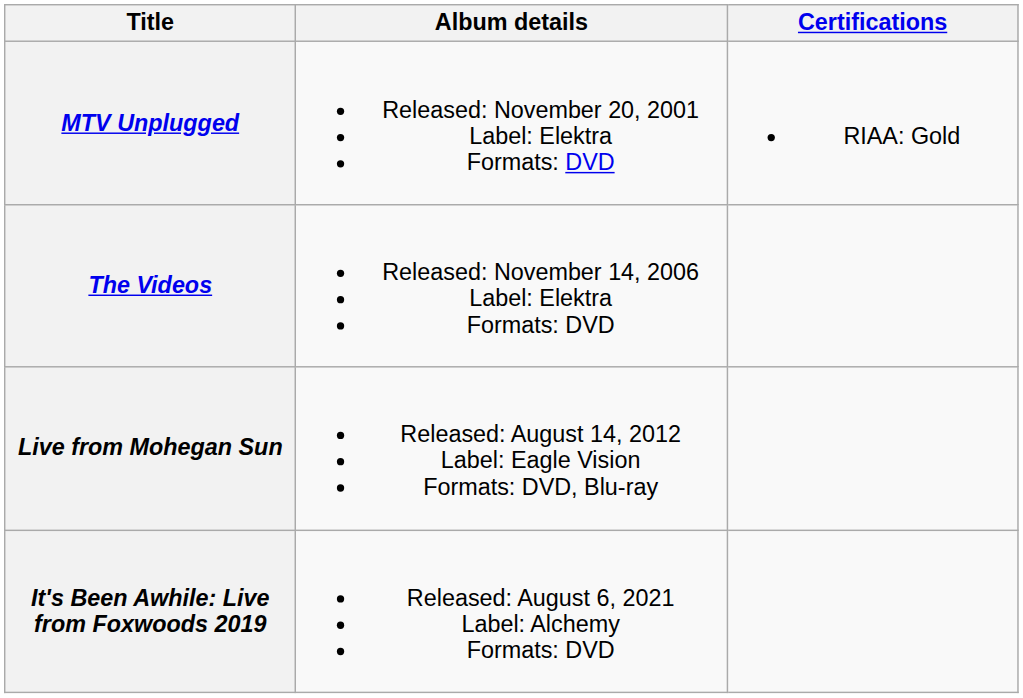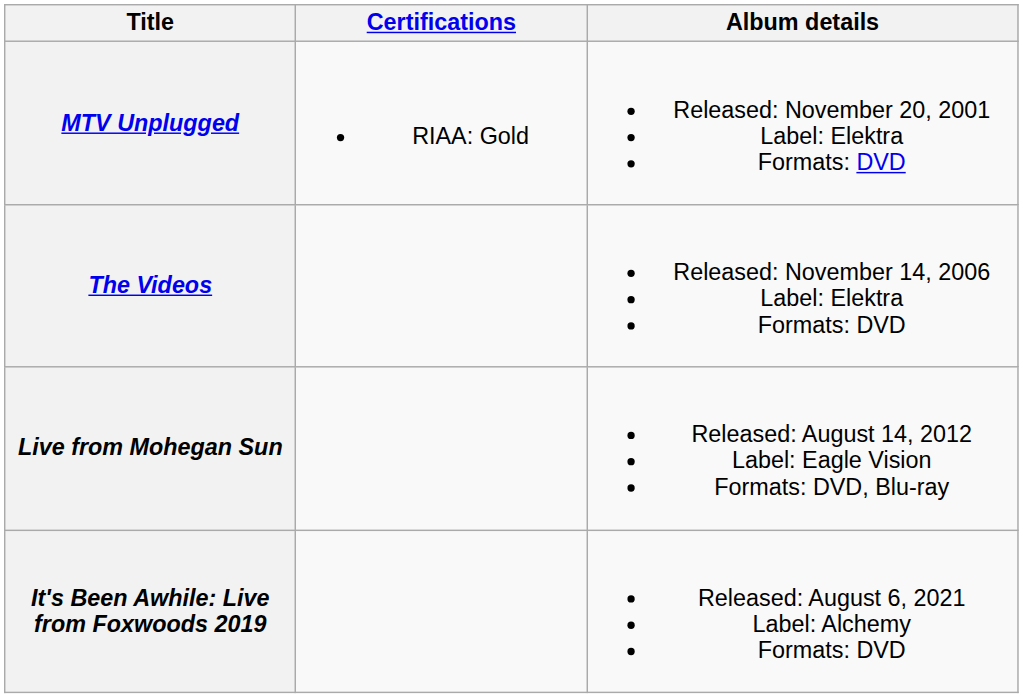columns swapped: (511, 23) <-> (873, 23)
